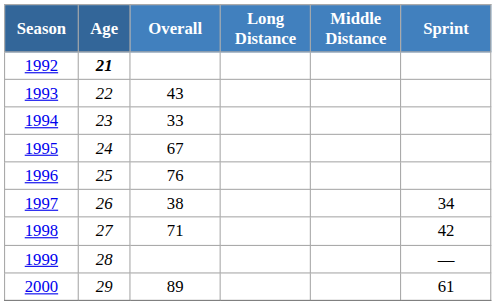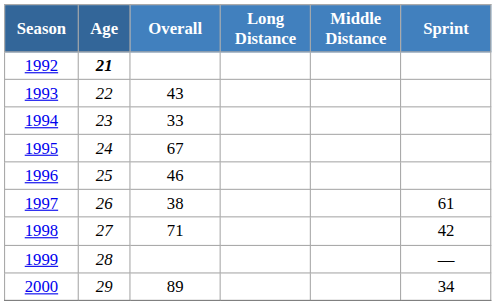(175, 176) 76 -> (175, 176) 46
(446, 203) 34 -> (446, 203) 61
(446, 286) 61 -> (446, 286) 34
